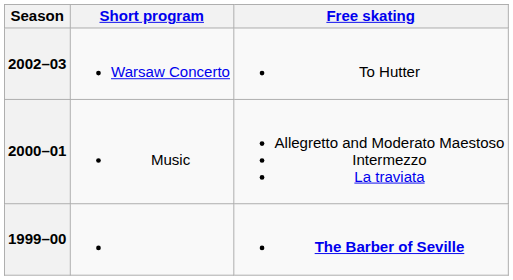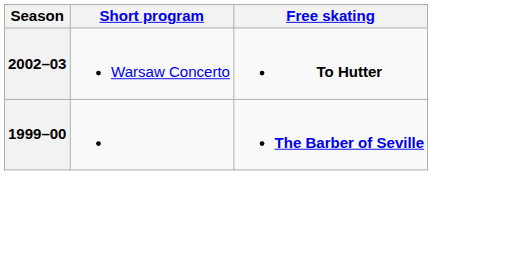(371, 72) normal -> (331, 72) bold
- row: (37, 151)
